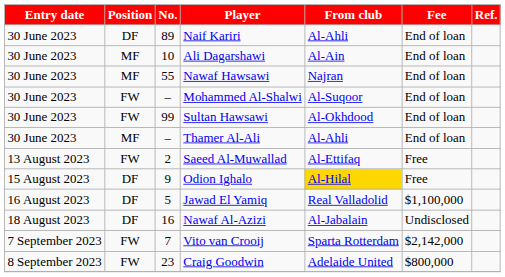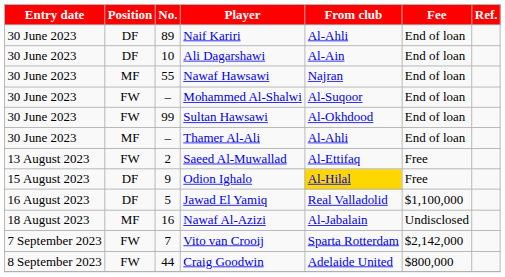(130, 55) MF -> (130, 55) DF
(130, 220) DF -> (130, 220) MF
(168, 261) 23 -> (168, 261) 44
